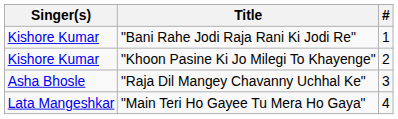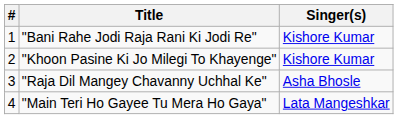columns swapped: (386, 16) <-> (61, 16)
